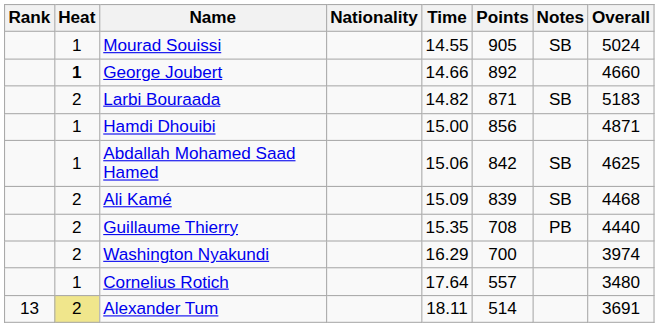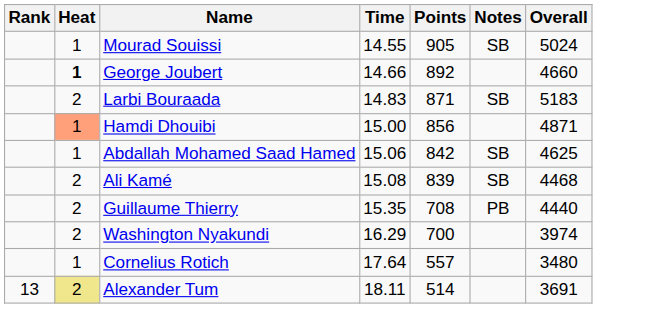- column: (374, 18)
(447, 99) 14.82 -> (385, 99) 14.83
(77, 126) no background -> (77, 126) lightsalmon background
(447, 200) 15.09 -> (385, 180) 15.08
